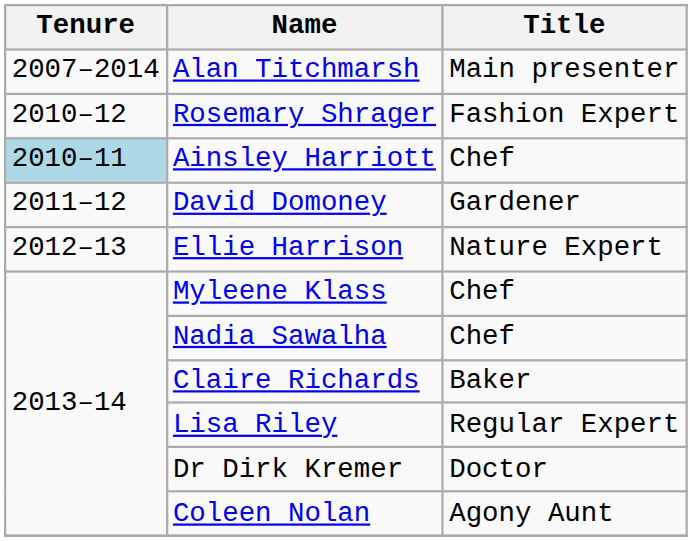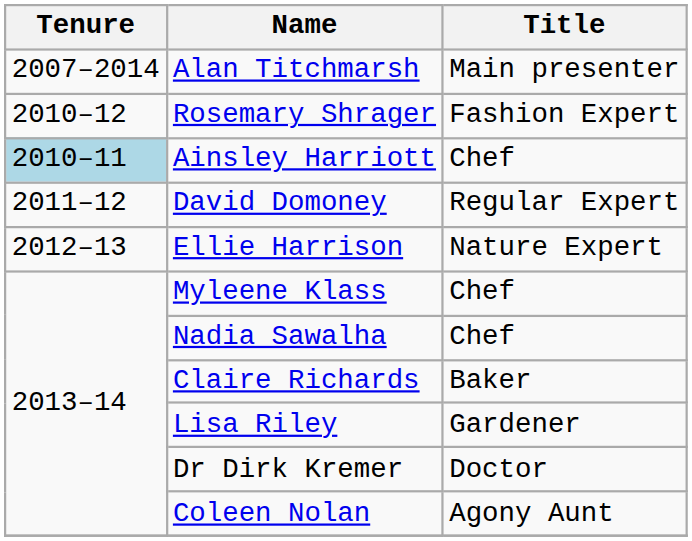(515, 205) Gardener -> (564, 205) Regular Expert
(564, 426) Regular Expert -> (515, 426) Gardener
